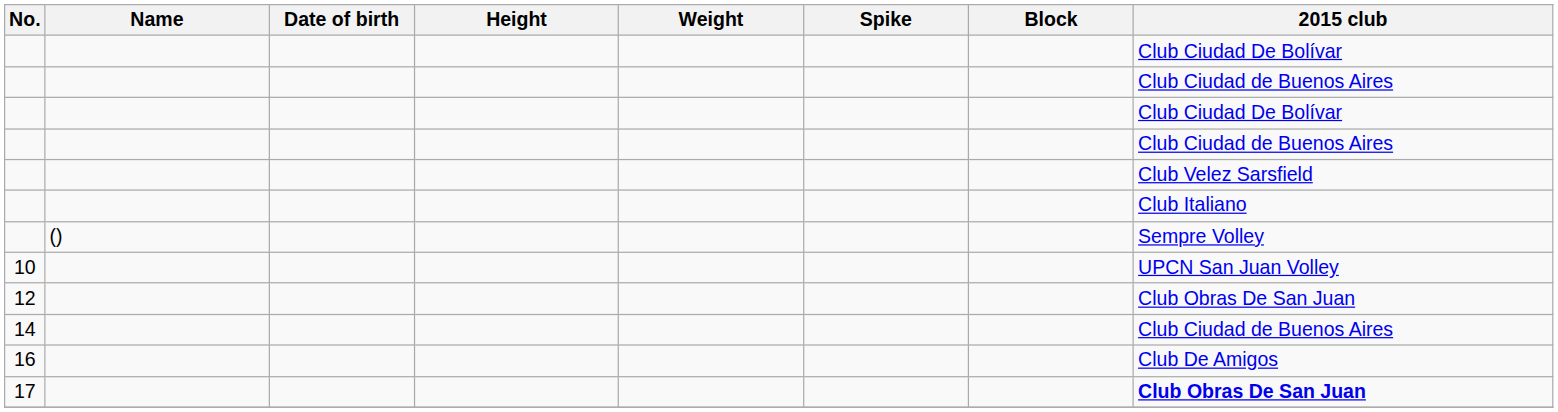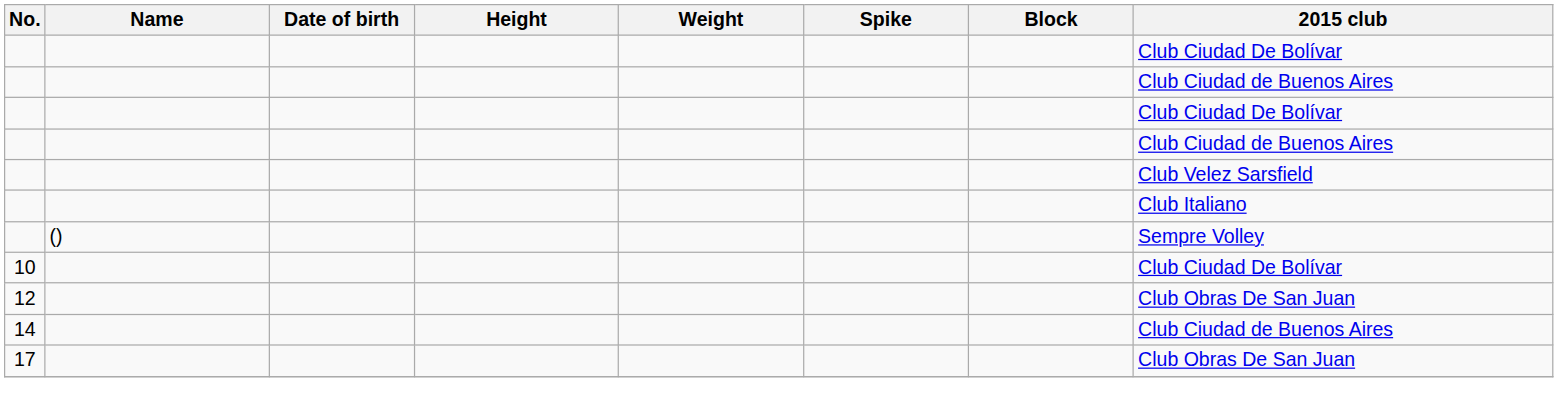(1238, 267) UPCN San Juan Volley -> (1240, 267) Club Ciudad De Bolívar
- row: (25, 360)
(1252, 391) bold -> (1247, 360) normal
